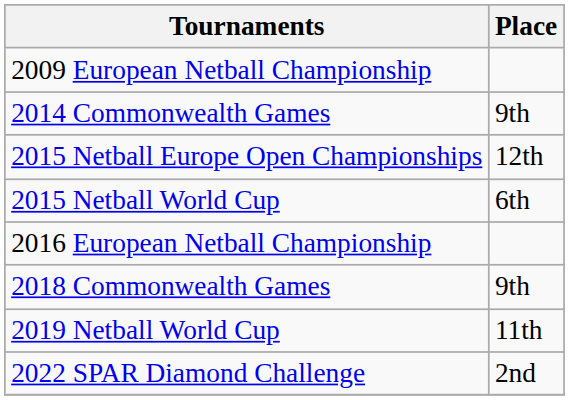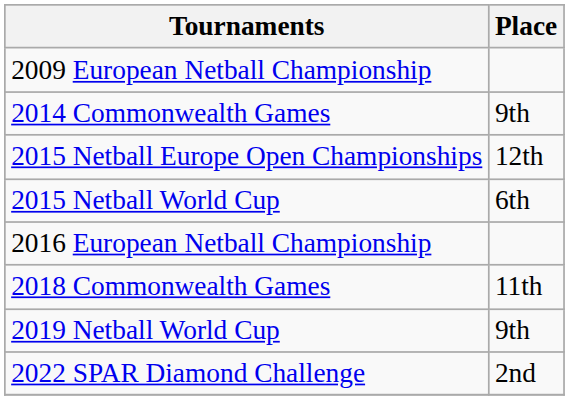(512, 286) 9th -> (519, 286) 11th
(519, 329) 11th -> (512, 329) 9th
